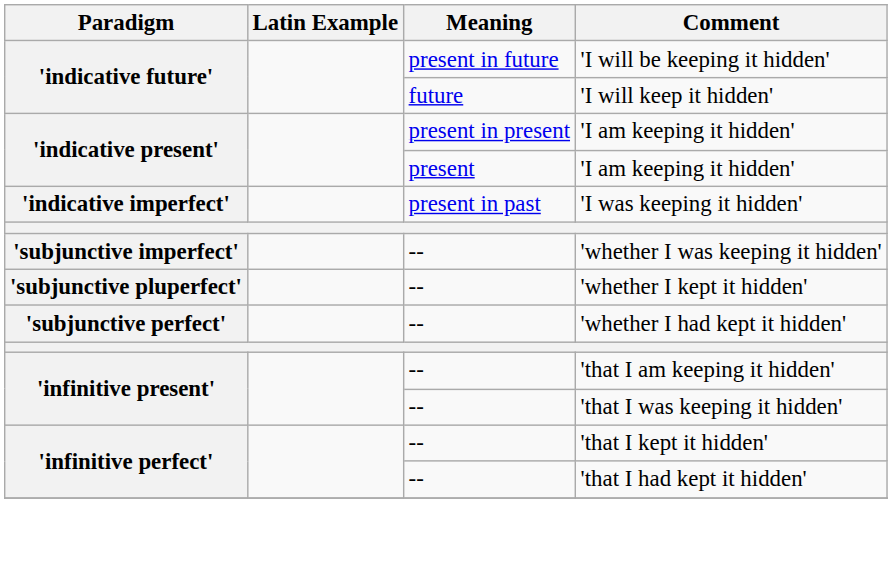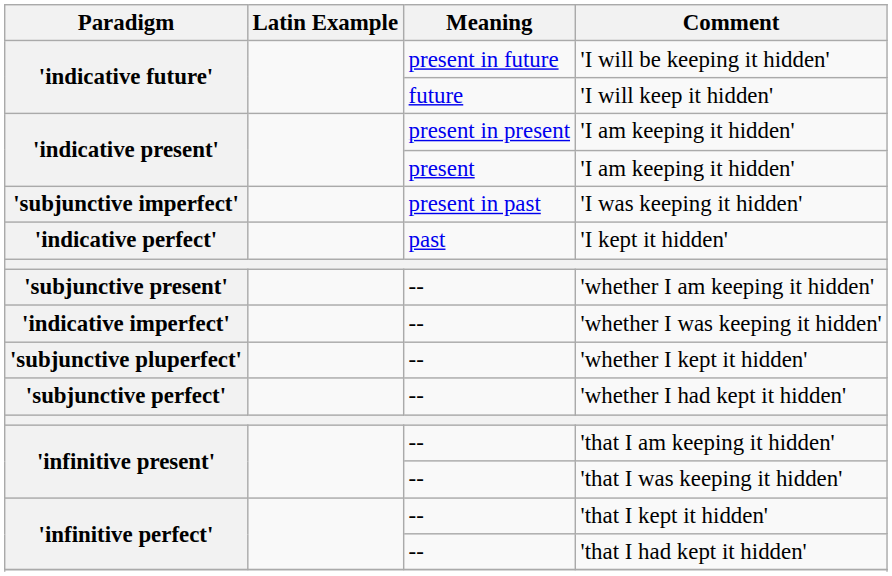(126, 204) 'indicative imperfect' -> (126, 204) 'subjunctive imperfect'
+ row: (427, 240)
+ row: (416, 287)
(126, 250) 'subjunctive imperfect' -> (126, 323) 'indicative imperfect'
